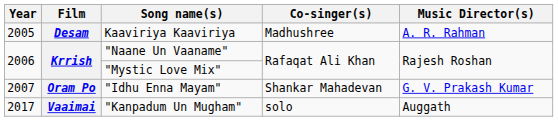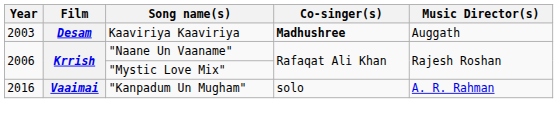(21, 32) 2005 -> (21, 32) 2003
(299, 32) normal -> (311, 32) bold
(444, 32) A. R. Rahman -> (436, 32) Auggath
- row: (163, 88)
(21, 107) 2017 -> (21, 88) 2016
(427, 107) Auggath -> (453, 88) A. R. Rahman
